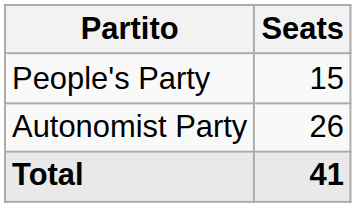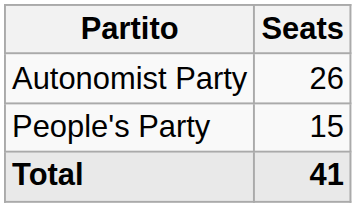rows swapped: (130, 126) <-> (111, 77)
